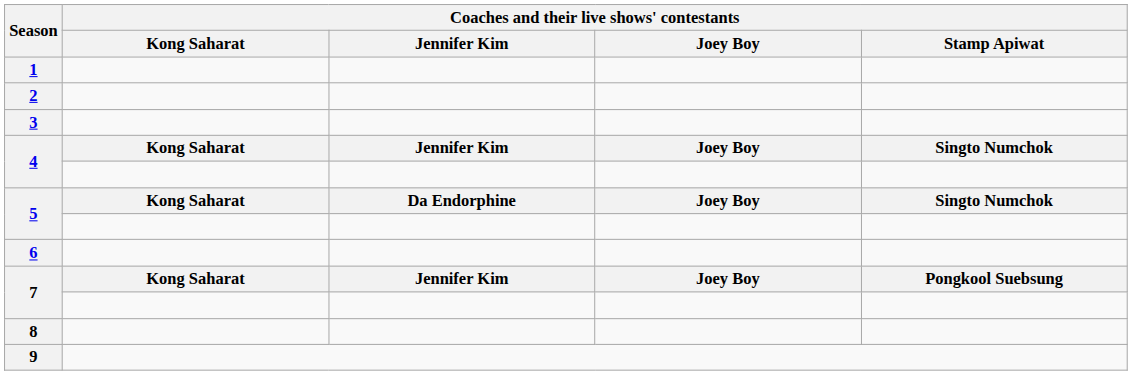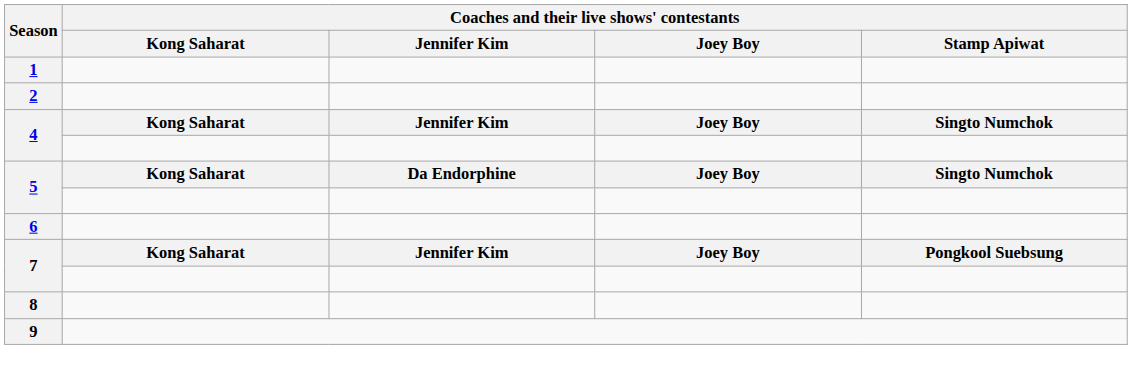- row: (33, 122)
